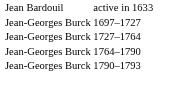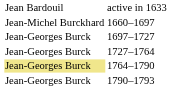+ row: (131, 22)
(48, 51) no background -> (48, 66) khaki background
